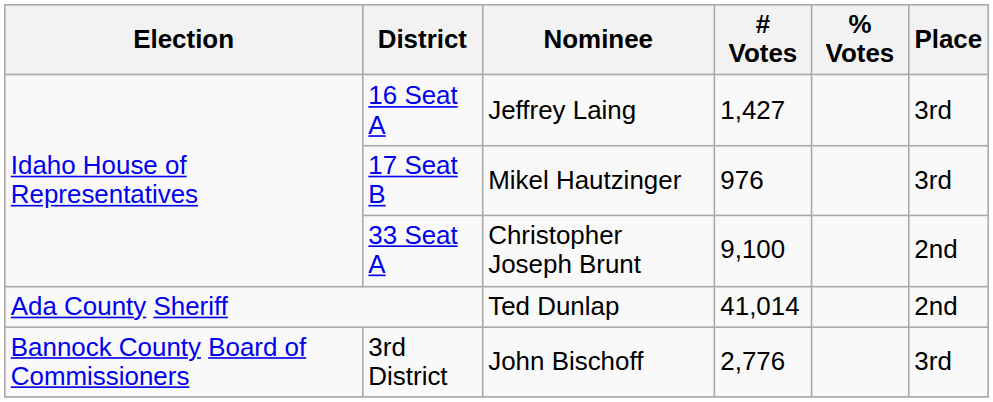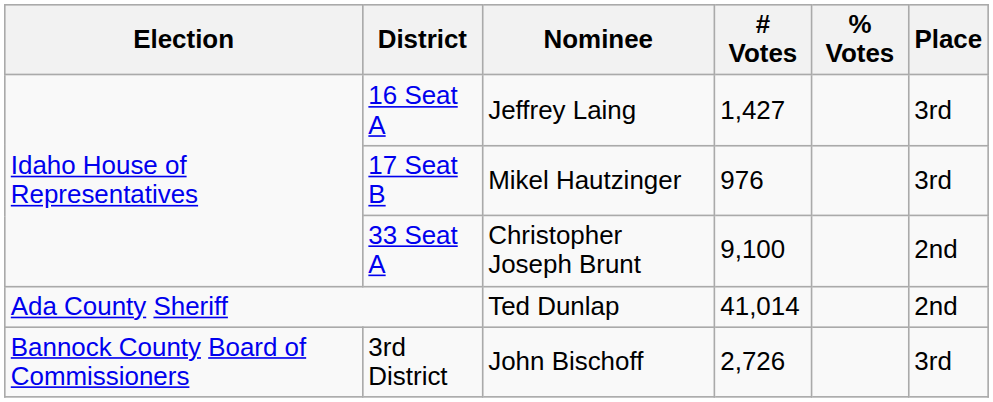(753, 361) 2,776 -> (753, 361) 2,726
